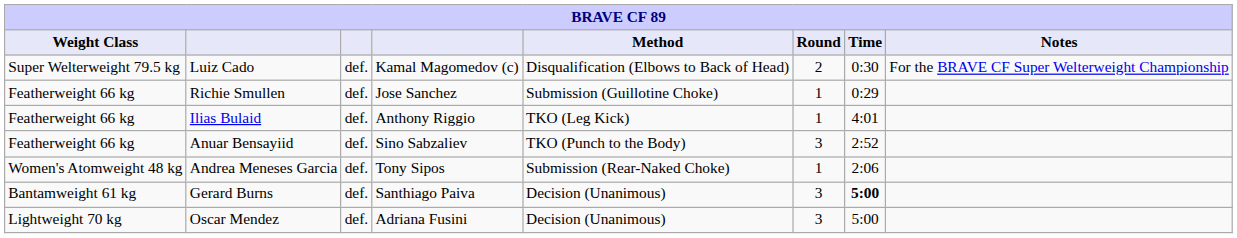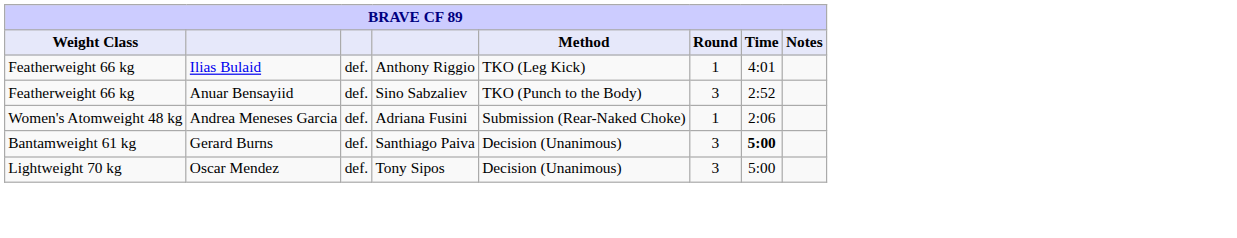- row: (222, 67)
- row: (237, 92)
(410, 168) Tony Sipos -> (421, 118) Adriana Fusini
(421, 219) Adriana Fusini -> (410, 168) Tony Sipos
